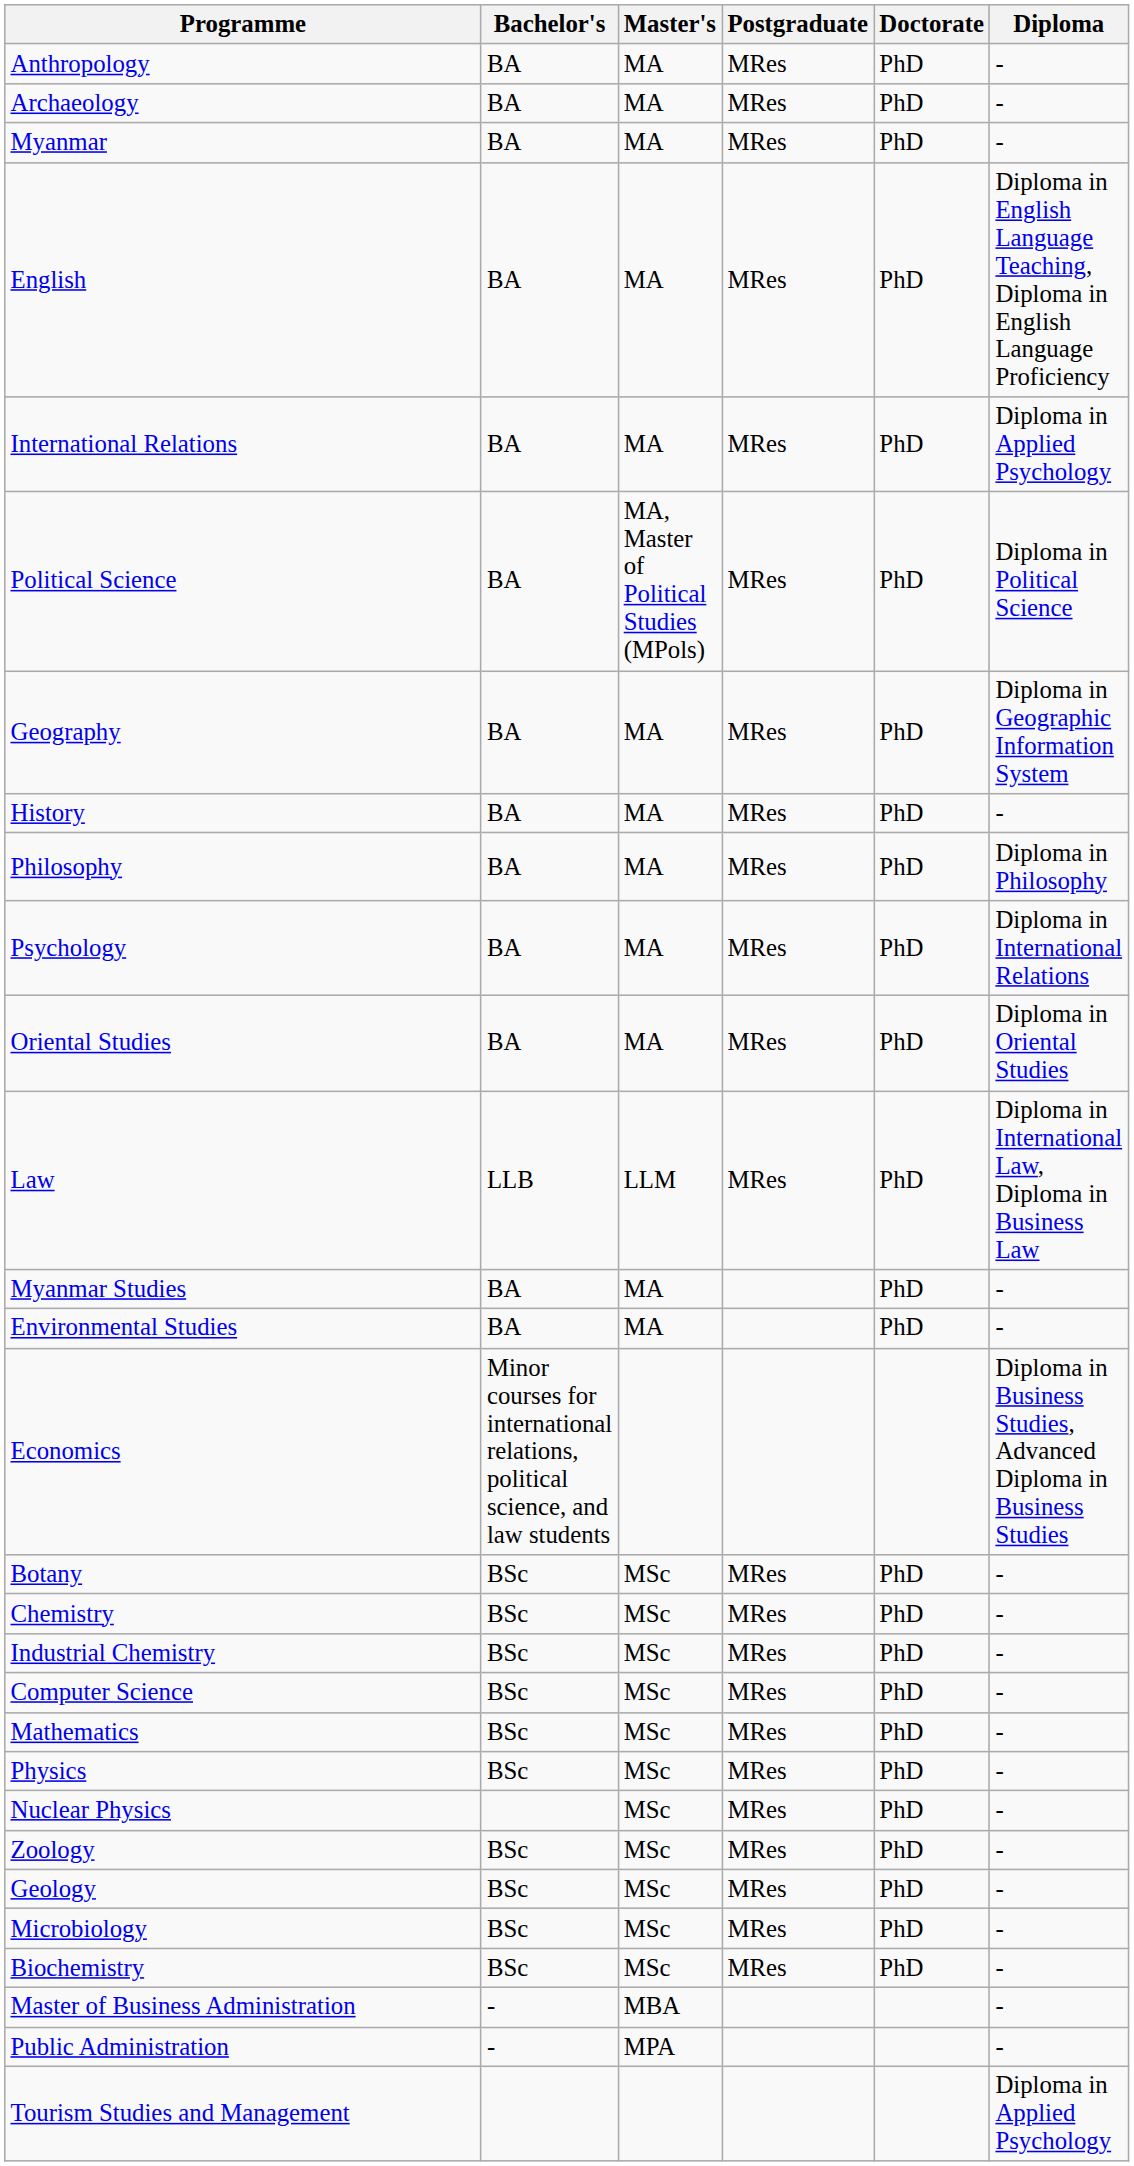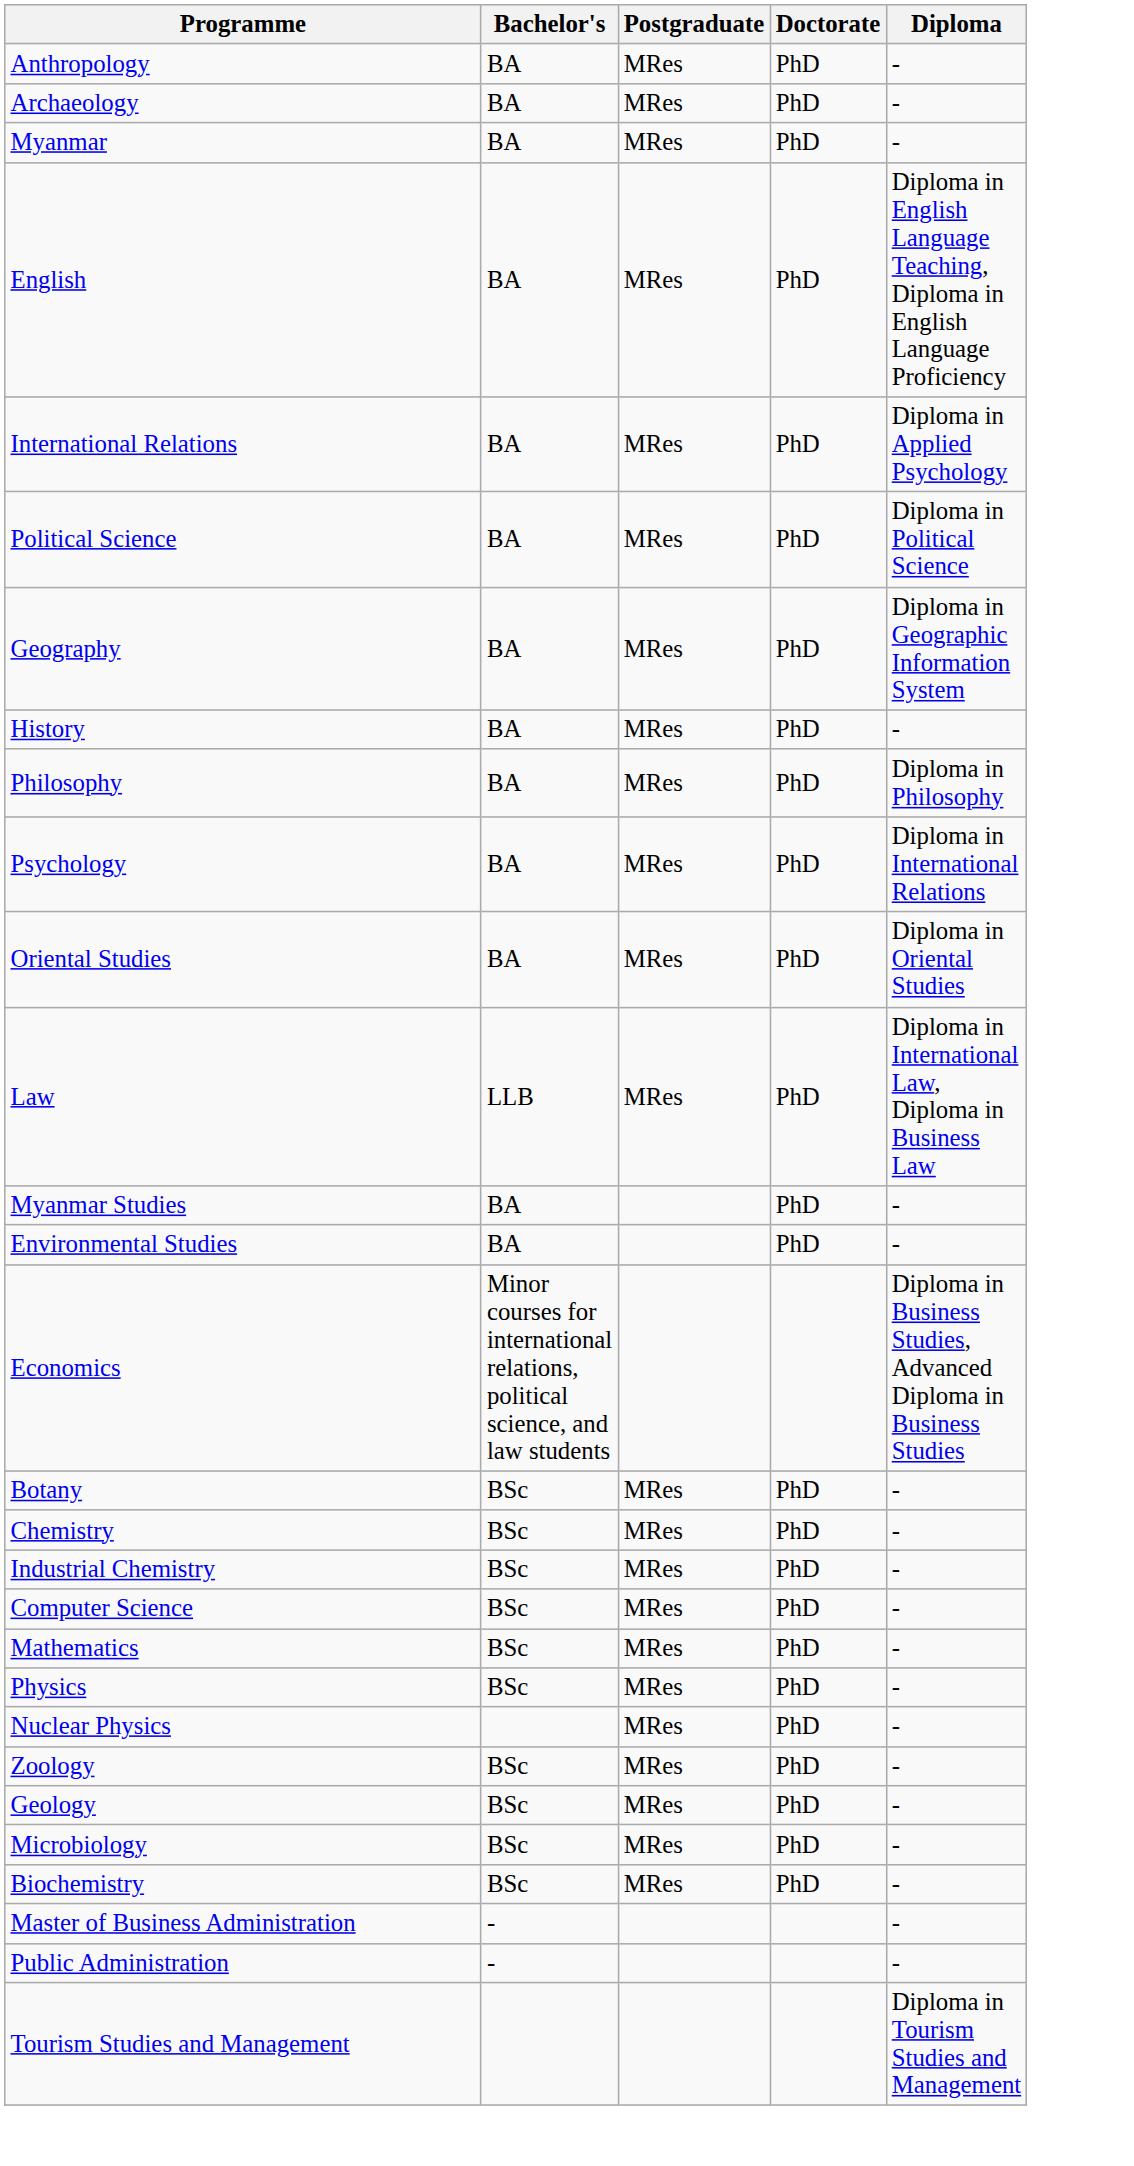- column: (670, 24)
(1053, 2113) Diploma in Applied Psychology -> (956, 2043) Diploma in Tourism Studies and Management
